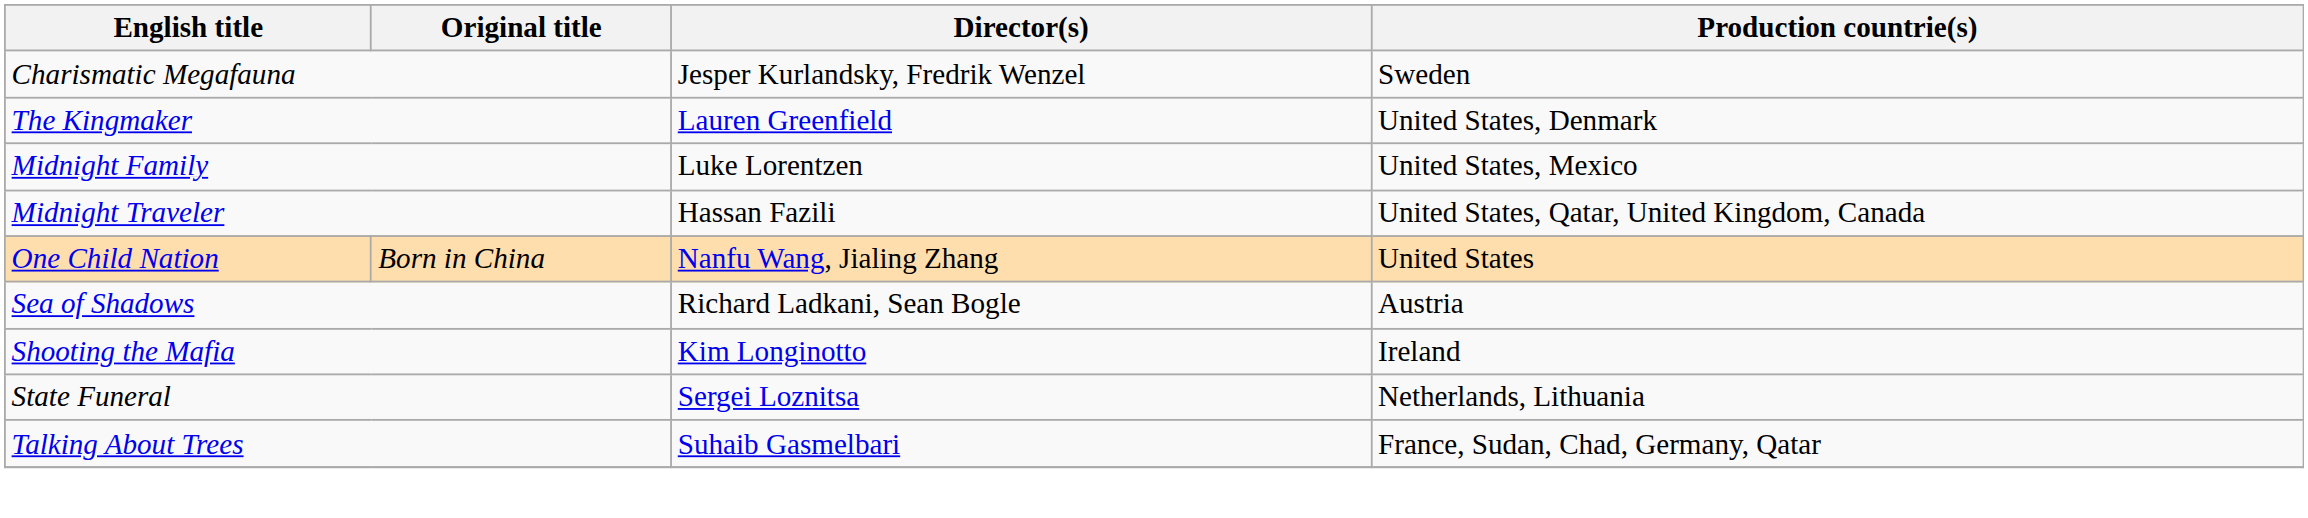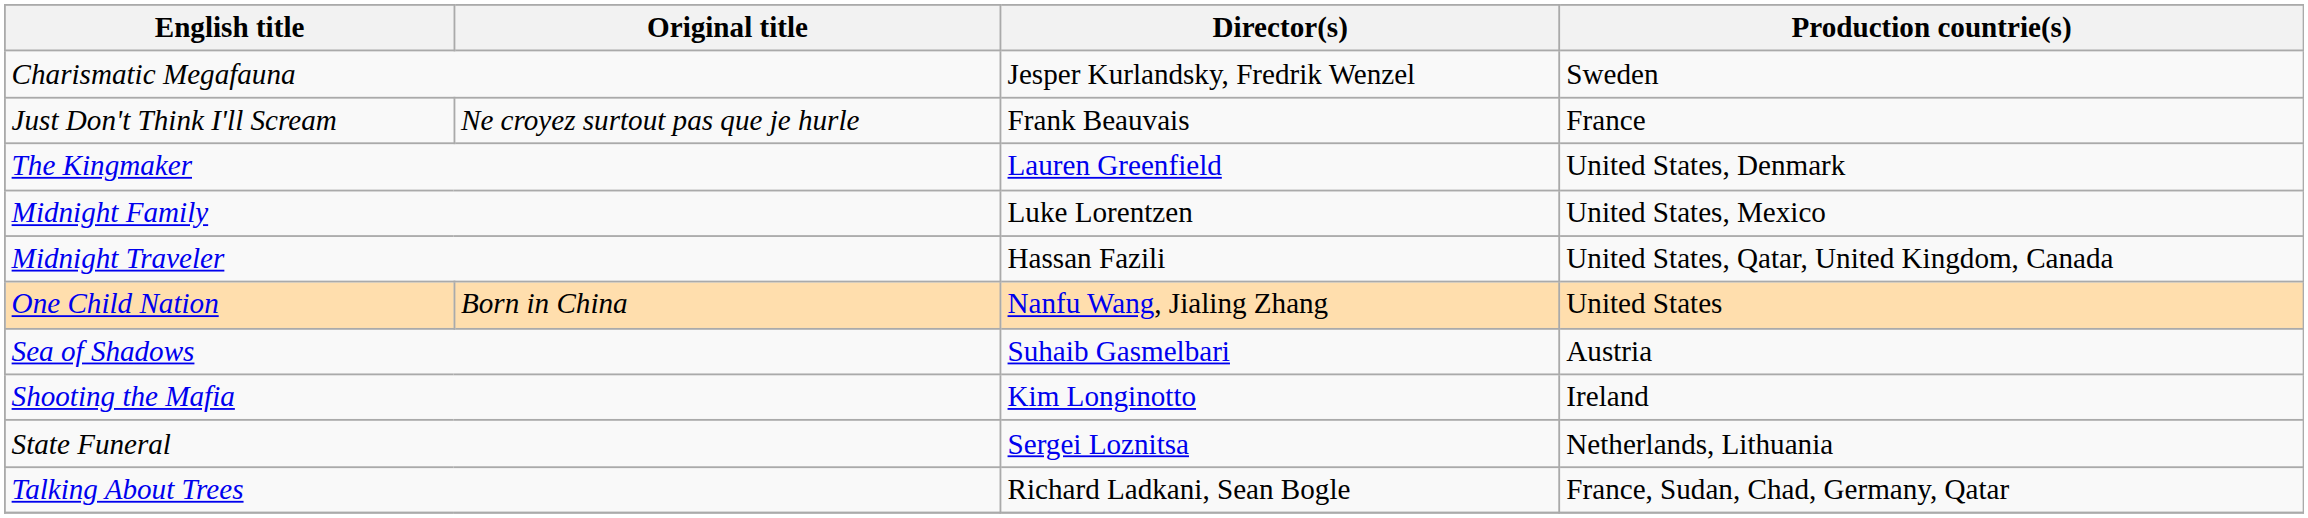+ row: (174, 119)
(849, 304) Richard Ladkani, Sean Bogle -> (1119, 350) Suhaib Gasmelbari
(789, 443) Suhaib Gasmelbari -> (1179, 489) Richard Ladkani, Sean Bogle
